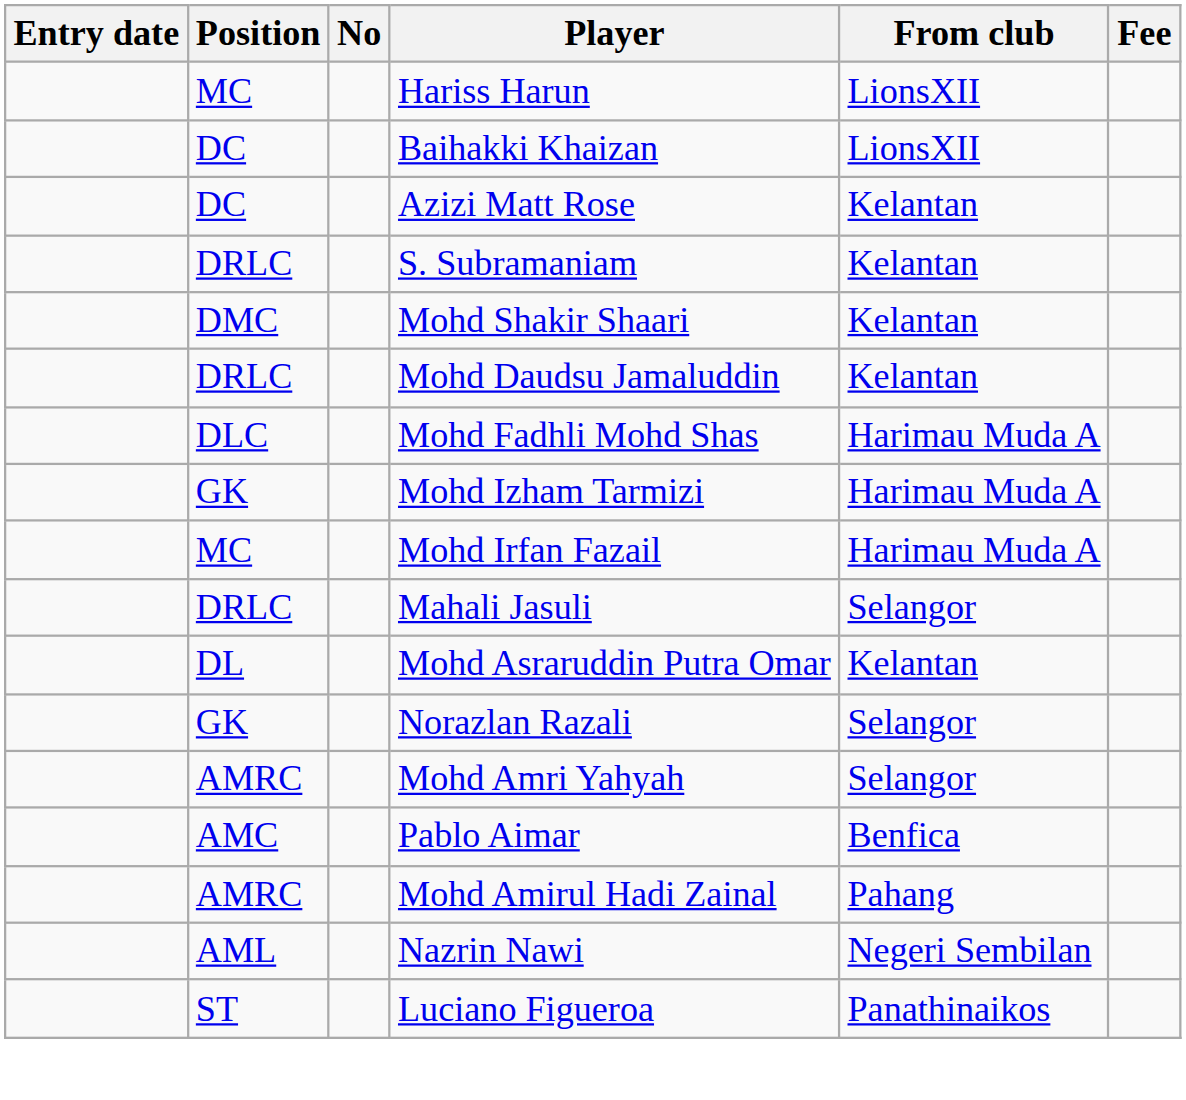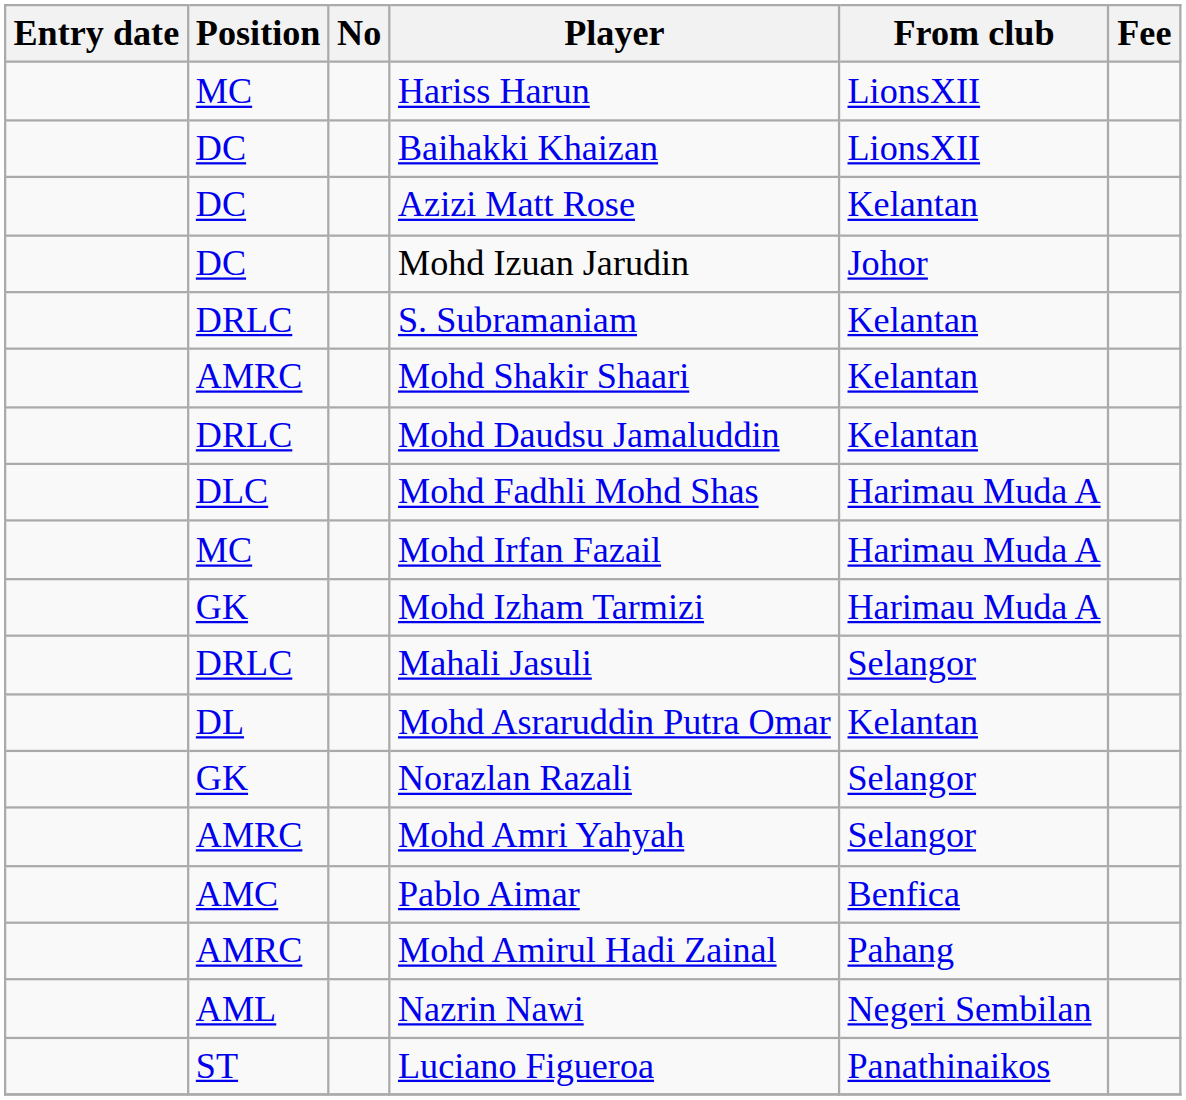+ row: (544, 262)
(237, 319) DMC -> (249, 377) AMRC
rows swapped: (530, 549) <-> (551, 491)
